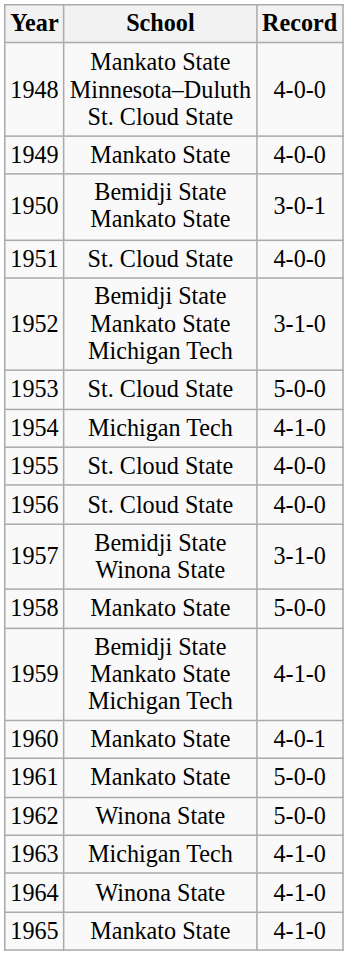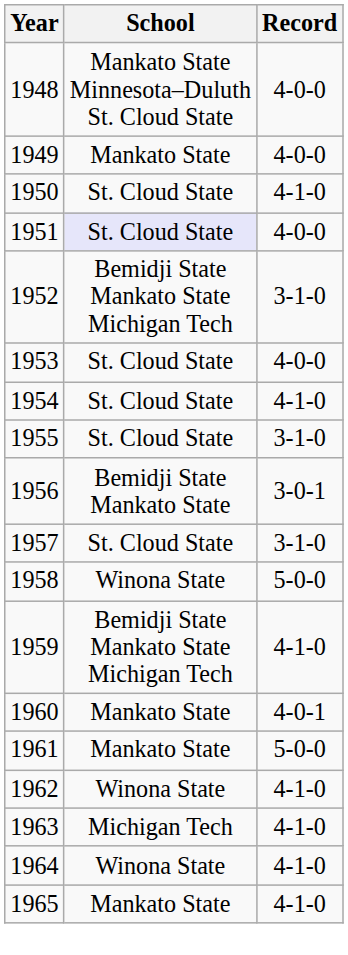(160, 206) Bemidji State Mankato State -> (160, 192) St. Cloud State
(300, 206) 3-0-1 -> (300, 192) 4-1-0
(160, 258) no background -> (160, 231) lavender background
(300, 389) 5-0-0 -> (300, 362) 4-0-0
(160, 427) Michigan Tech -> (160, 400) St. Cloud State
(300, 466) 4-0-0 -> (300, 438) 3-1-0
(160, 504) St. Cloud State -> (160, 490) Bemidji State Mankato State
(300, 504) 4-0-0 -> (300, 490) 3-0-1
(160, 556) Bemidji State Winona State -> (160, 542) St. Cloud State
(160, 608) Mankato State -> (160, 581) Winona State
(300, 815) 5-0-0 -> (300, 788) 4-1-0
